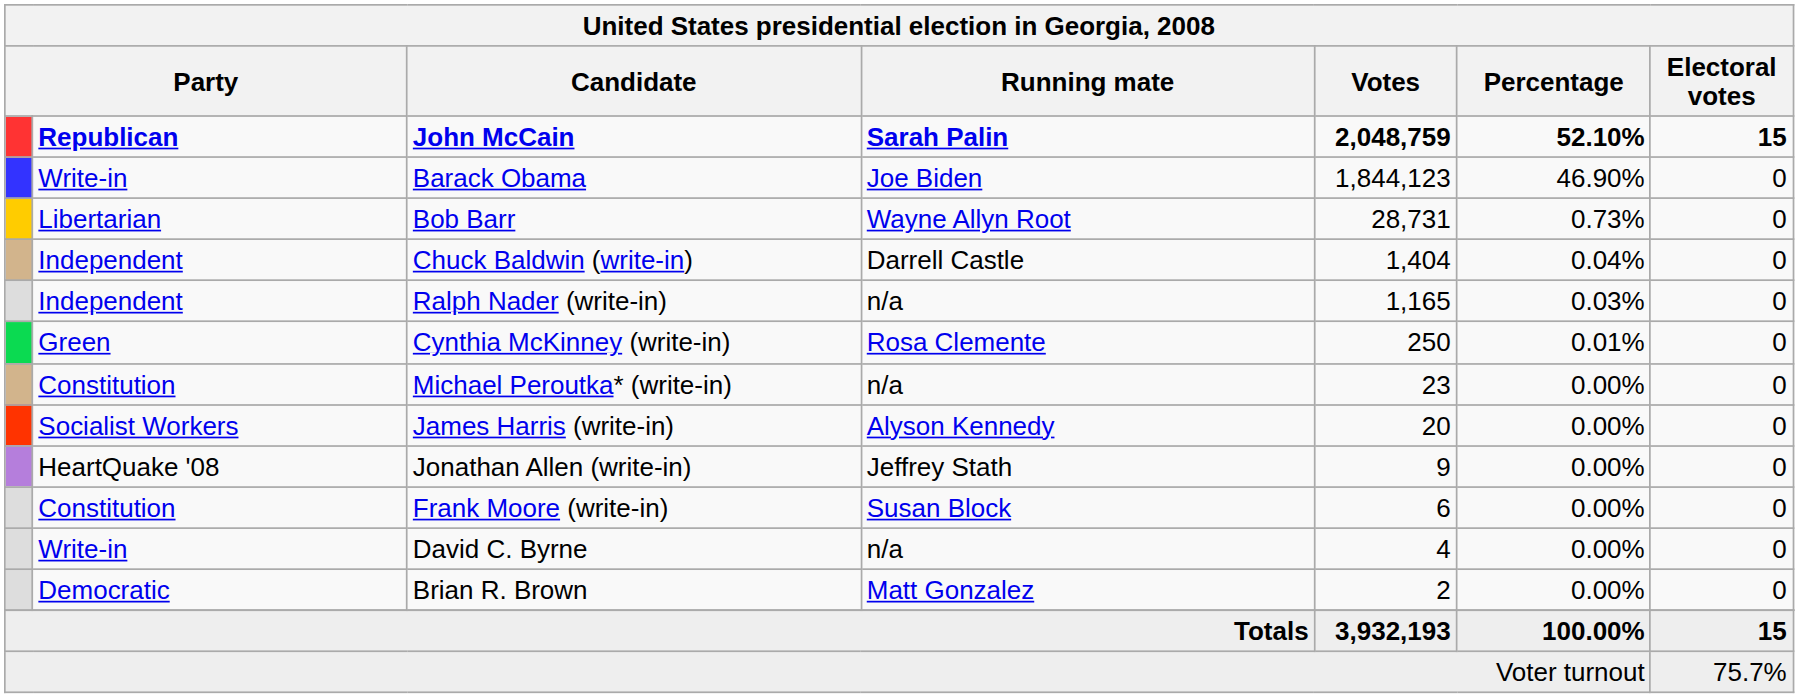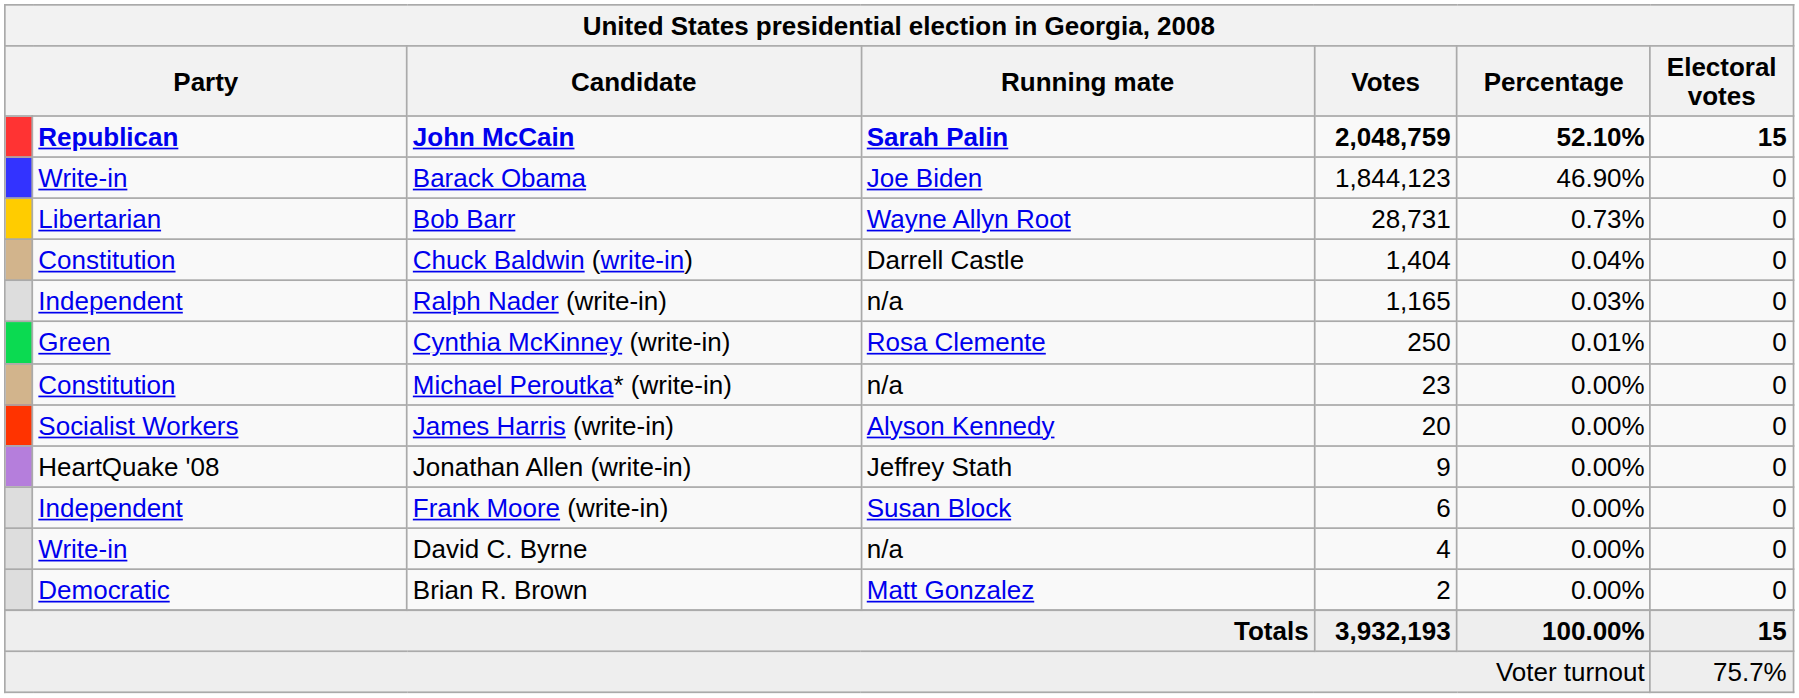(111, 260) Independent -> (107, 260) Constitution
(107, 507) Constitution -> (111, 507) Independent
